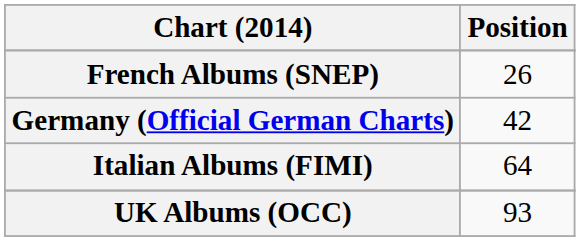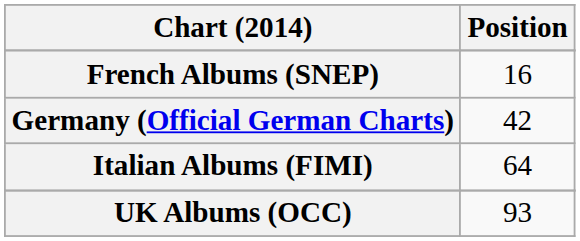(518, 73) 26 -> (518, 73) 16
